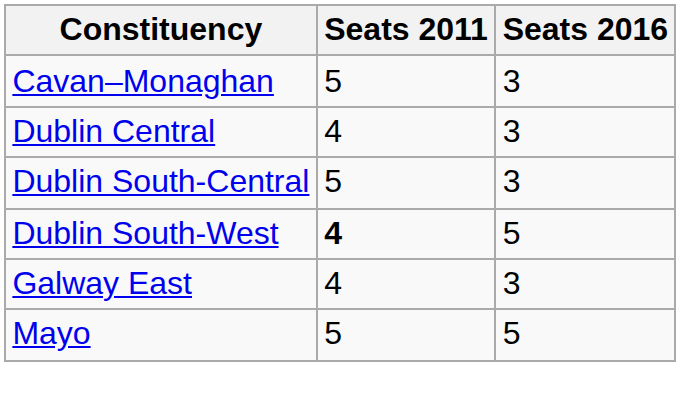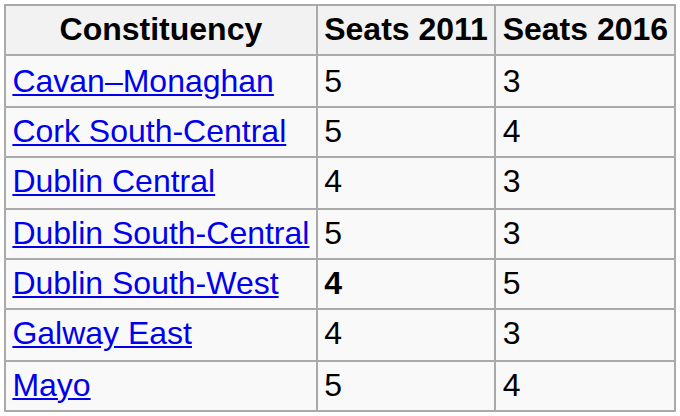+ row: (149, 131)
(512, 334) 5 -> (512, 385) 4
